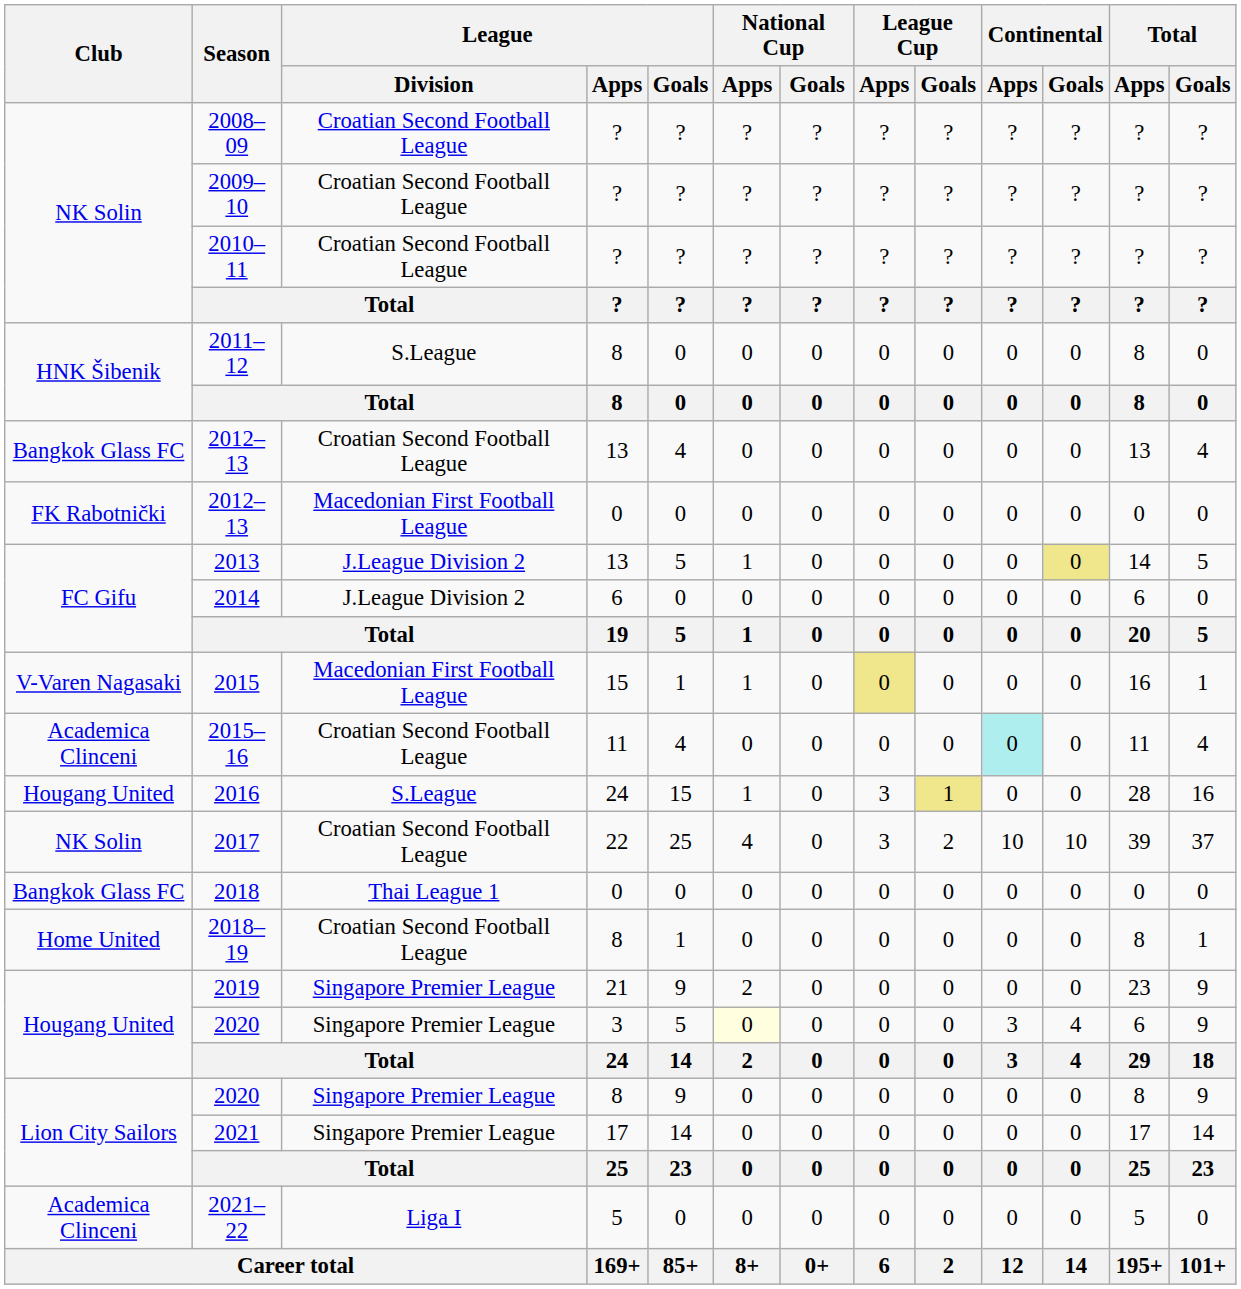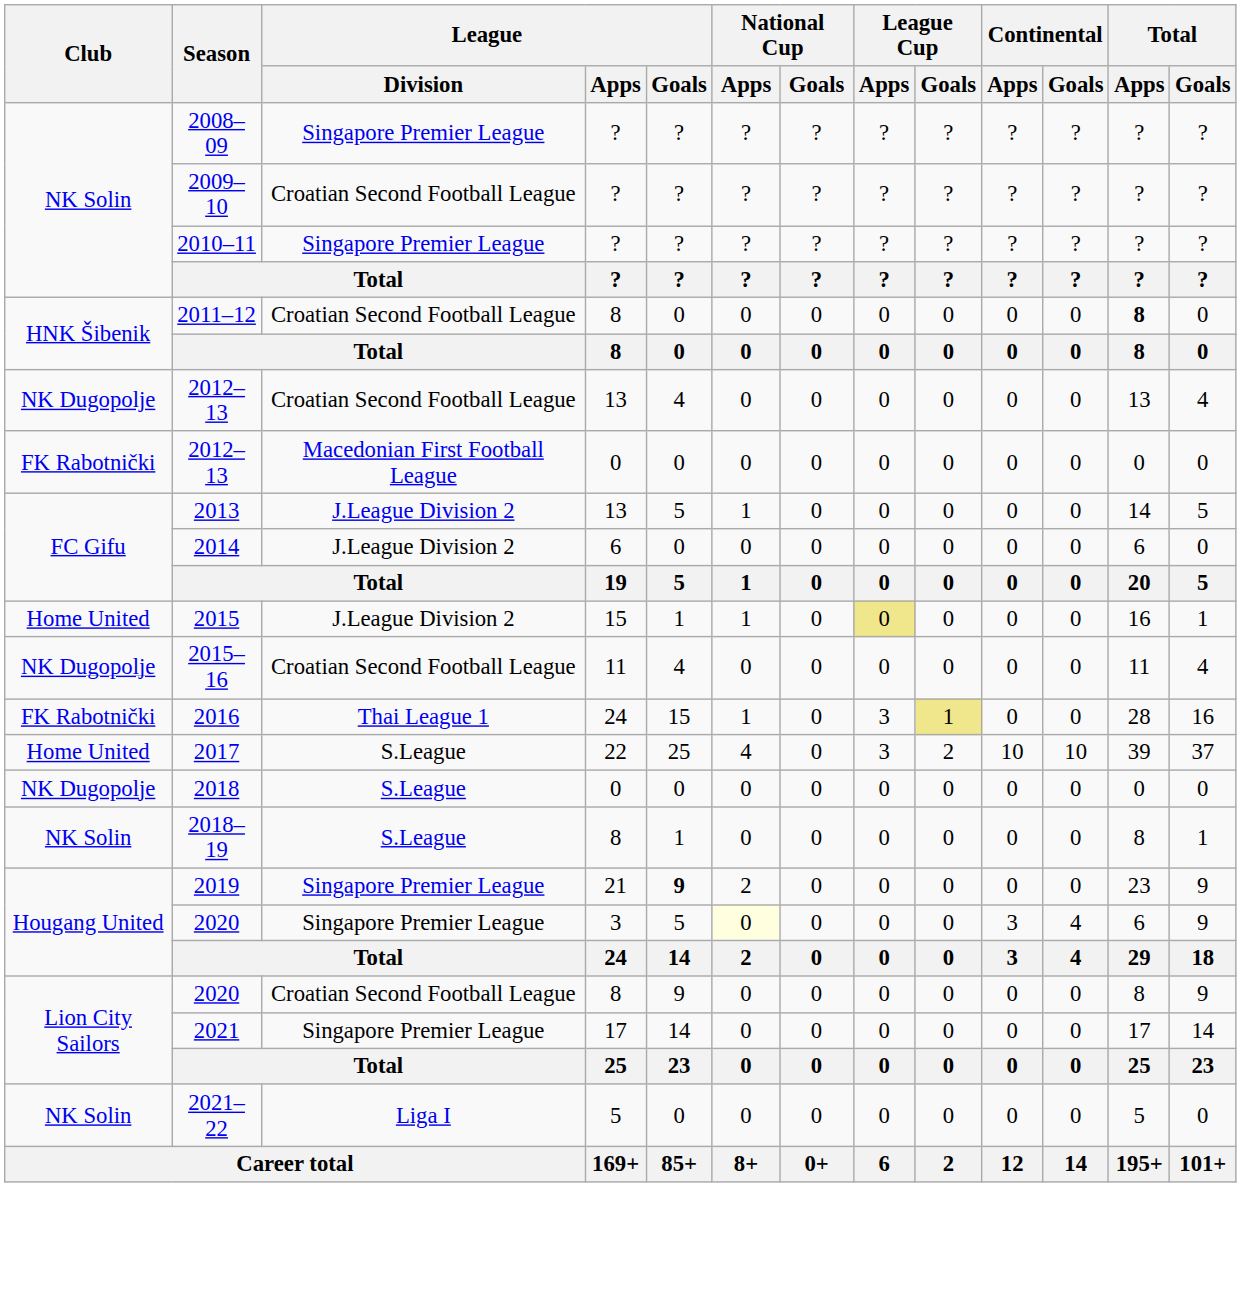(434, 132) Croatian Second Football League -> (423, 132) Singapore Premier League
(434, 256) Croatian Second Football League -> (423, 243) Singapore Premier League
(434, 353) S.League -> (423, 315) Croatian Second Football League
(1139, 353) normal -> (1139, 315) bold
(99, 451) Bangkok Glass FC -> (88, 400) NK Dugopolje
(1076, 561) khaki background -> (1076, 510) no background
(99, 682) V-Varen Nagasaki -> (88, 618) Home United
(434, 682) Macedonian First Football League -> (423, 618) J.League Division 2
(99, 744) Academica Clinceni -> (88, 667) NK Dugopolje
(1012, 744) paleturquoise background -> (1012, 667) no background
(99, 793) Hougang United -> (88, 716) FK Rabotnički
(434, 793) S.League -> (423, 716) Thai League 1
(99, 841) NK Solin -> (88, 752) Home United
(434, 841) Croatian Second Football League -> (423, 752) S.League
(99, 890) Bangkok Glass FC -> (88, 788) NK Dugopolje
(434, 890) Thai League 1 -> (423, 788) S.League
(99, 939) Home United -> (88, 837) NK Solin
(434, 939) Croatian Second Football League -> (423, 837) S.League
(681, 988) normal -> (679, 886) bold
(434, 1096) Singapore Premier League -> (423, 994) Croatian Second Football League
(99, 1217) Academica Clinceni -> (88, 1115) NK Solin
